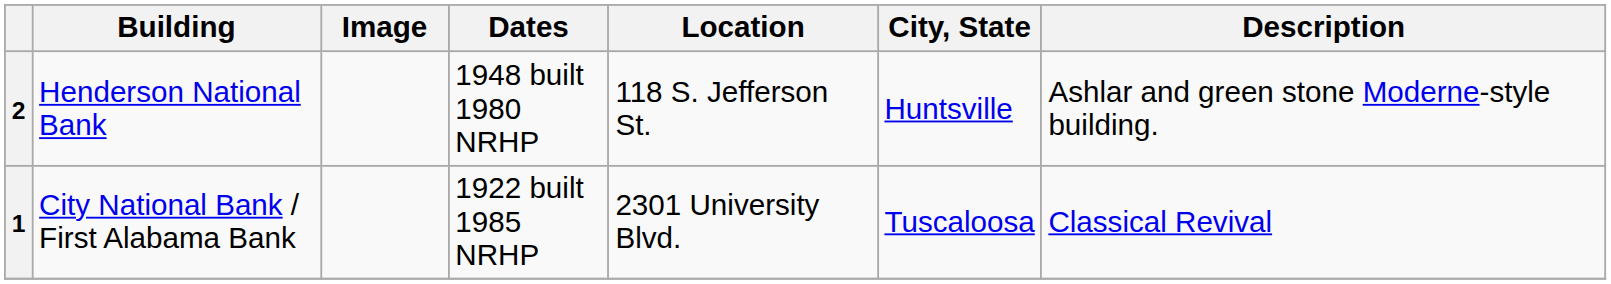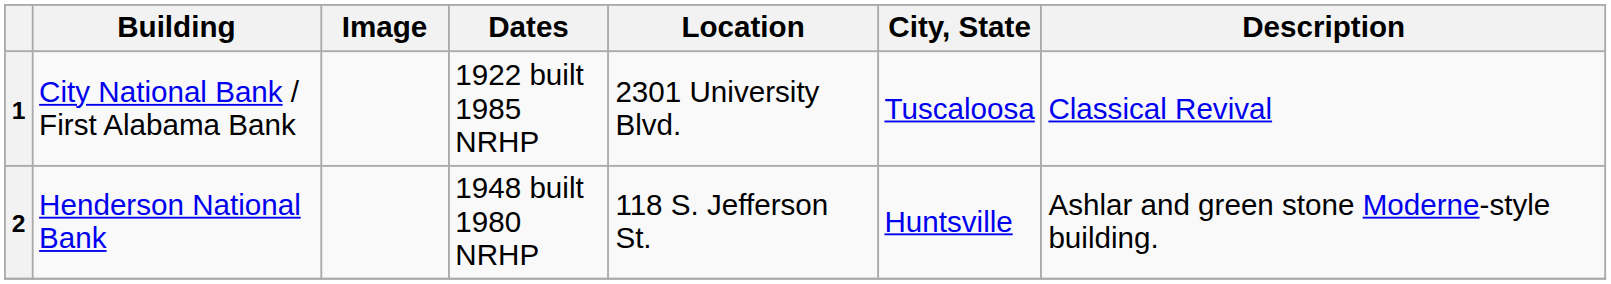rows swapped: (19, 223) <-> (19, 110)
